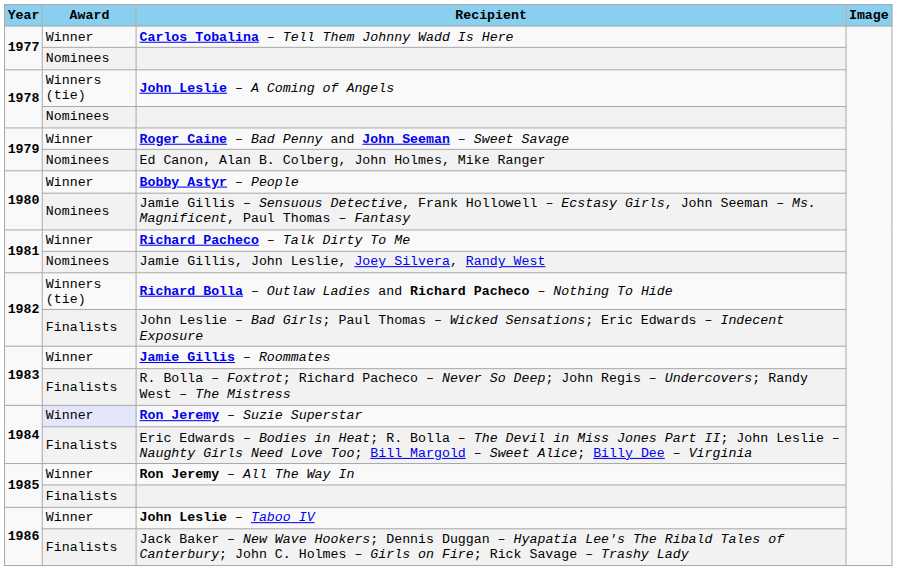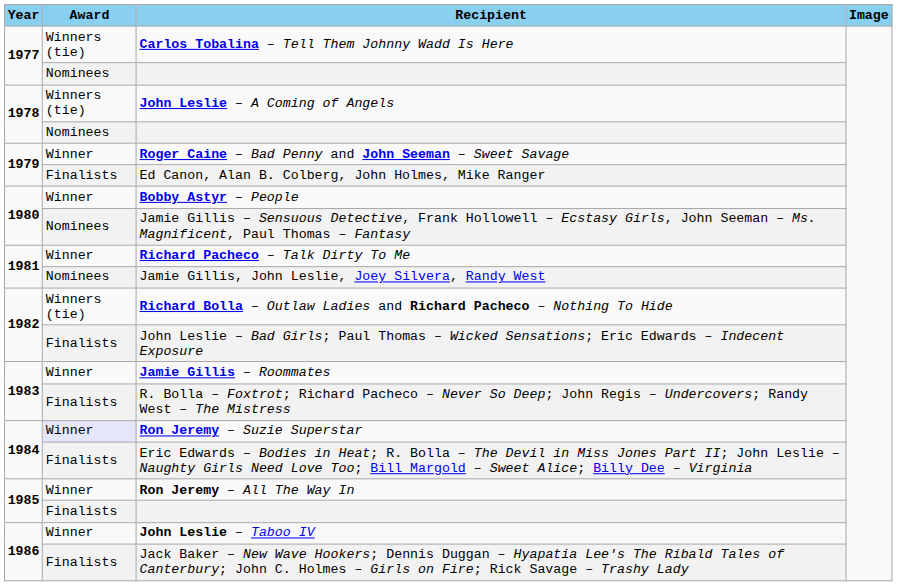(70, 37) Winner -> (74, 45) Winners (tie)
(78, 160) Nominees -> (82, 176) Finalists
